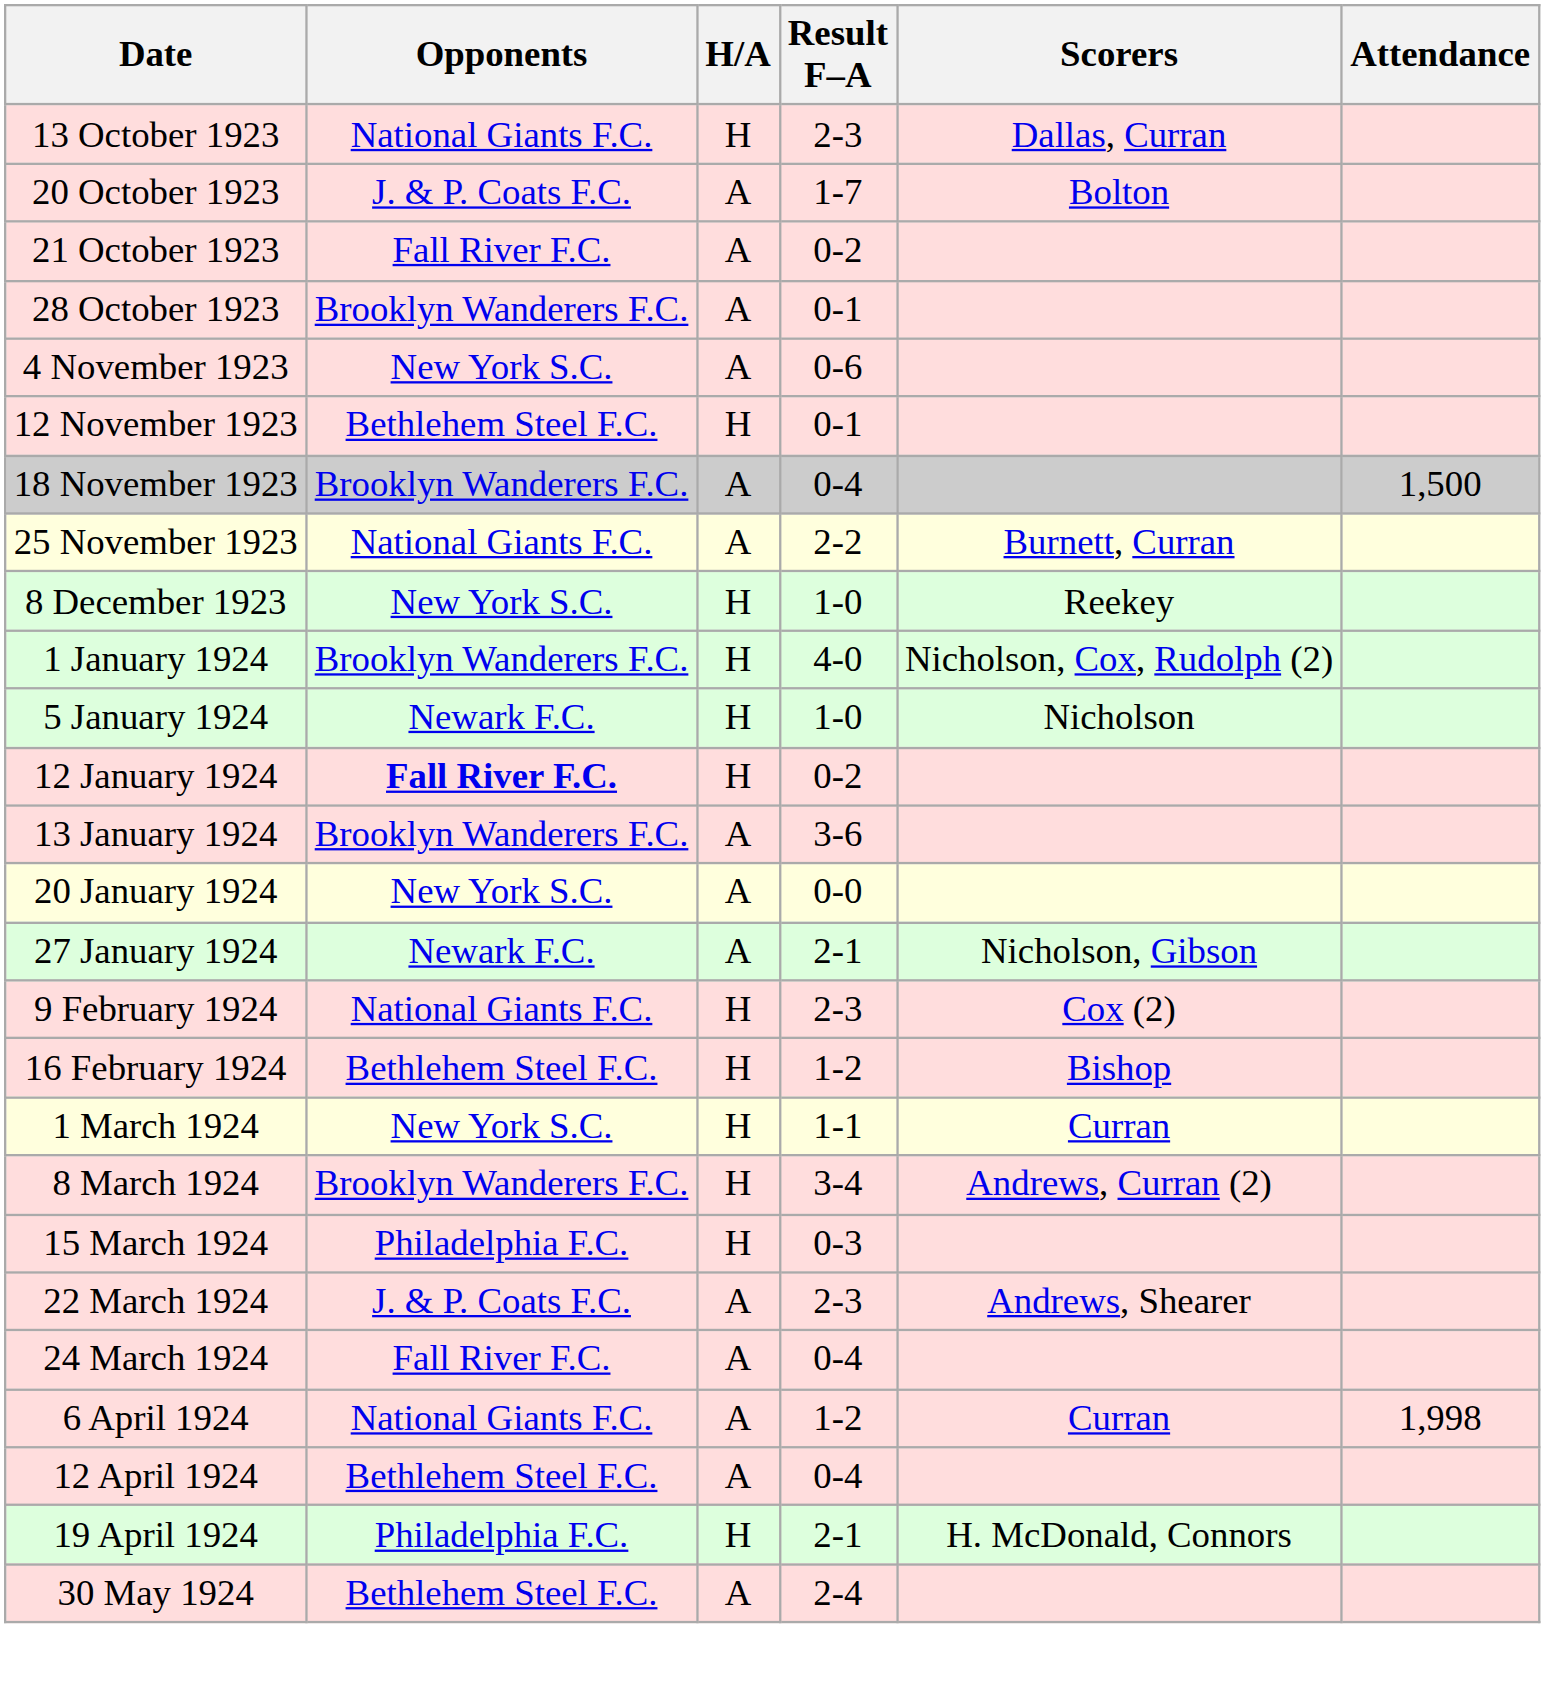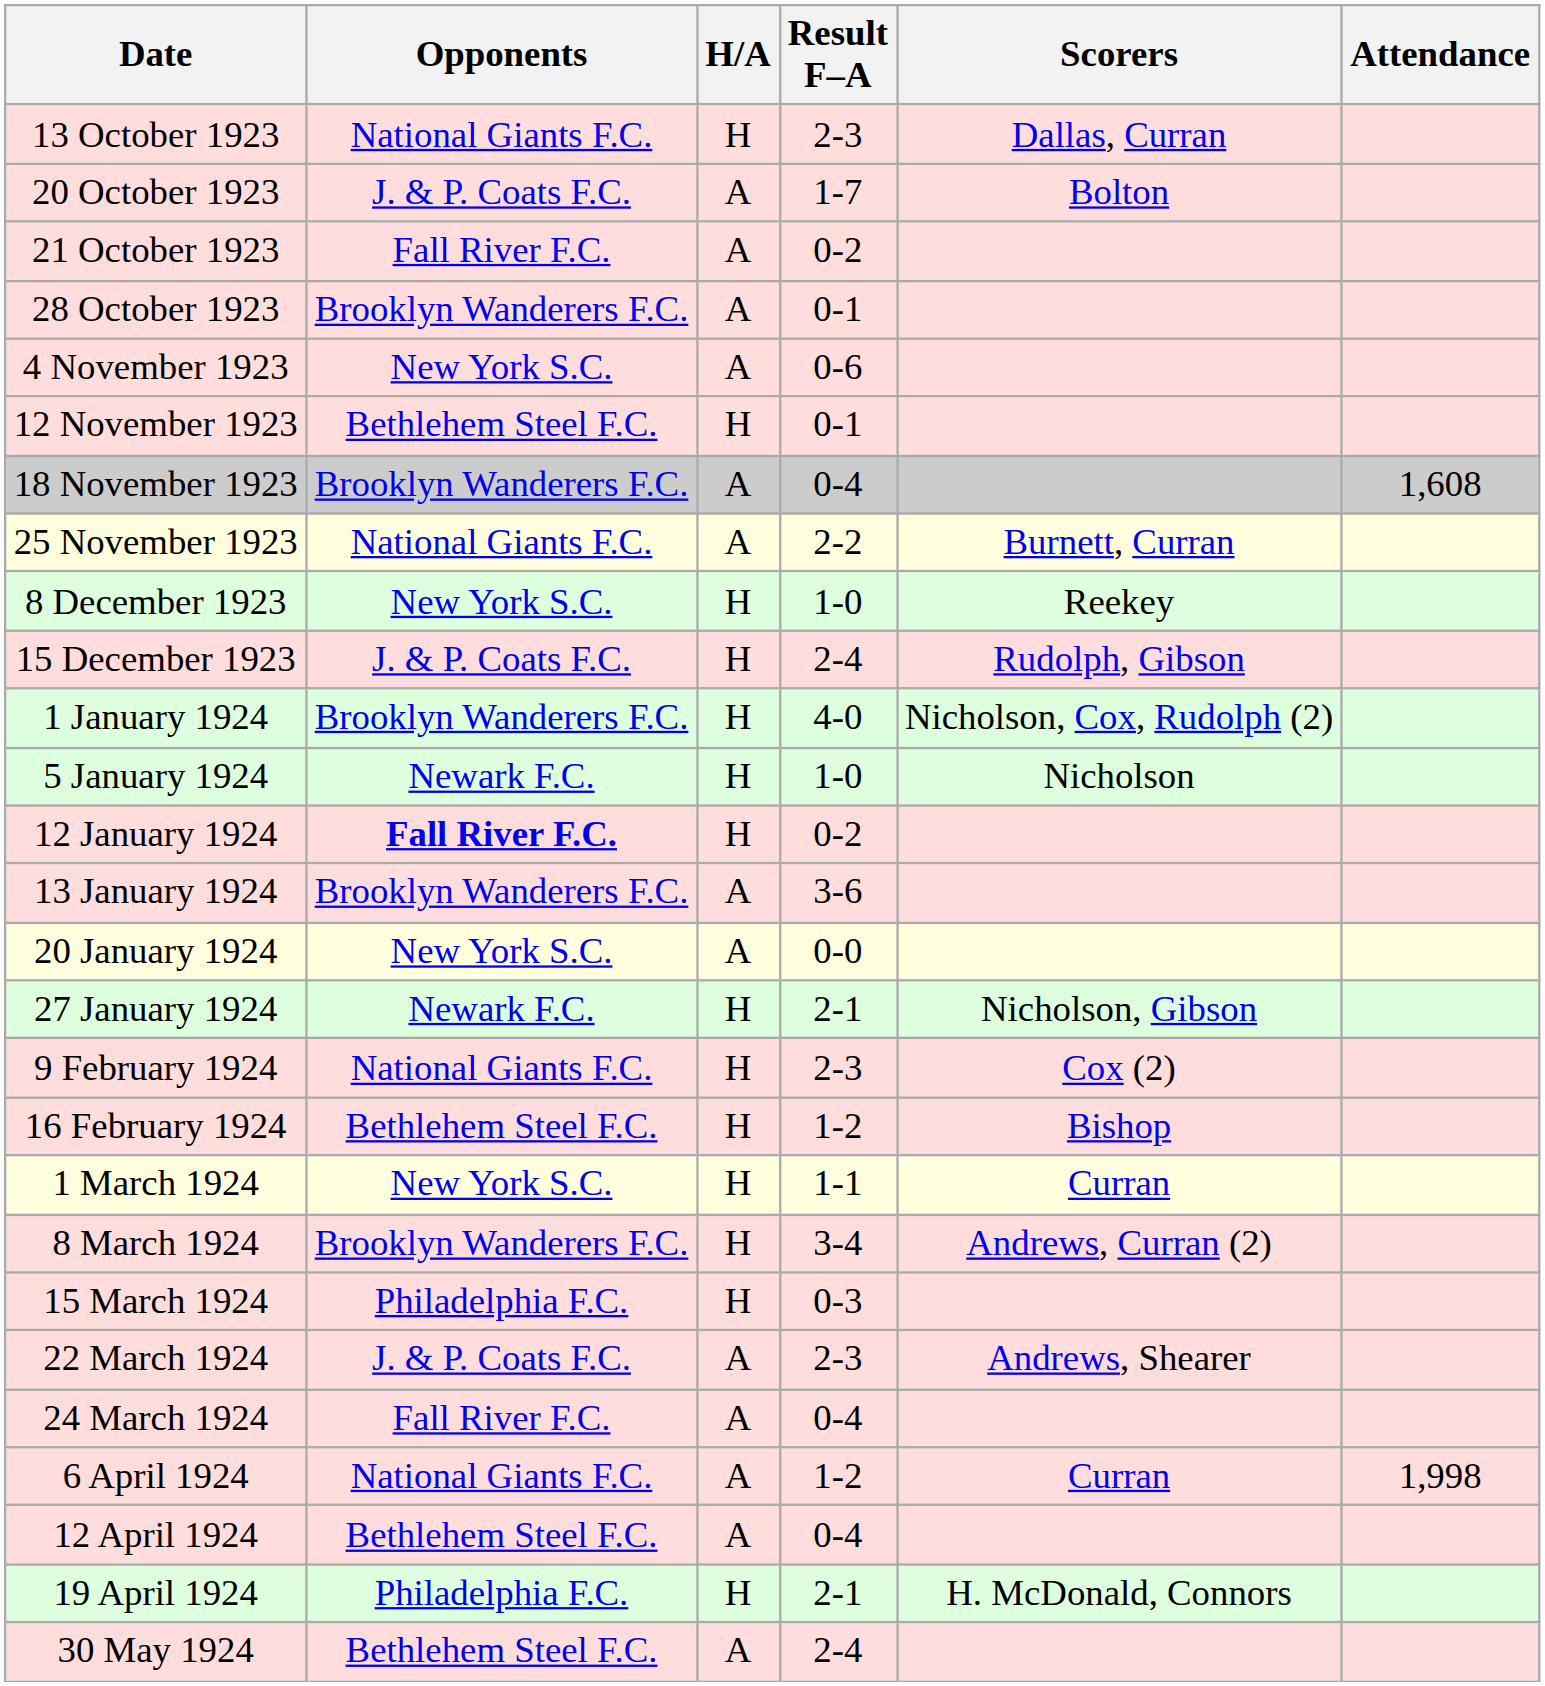(1440, 483) 1,500 -> (1440, 483) 1,608
+ row: (156, 658)
(738, 950) A -> (738, 1008) H
